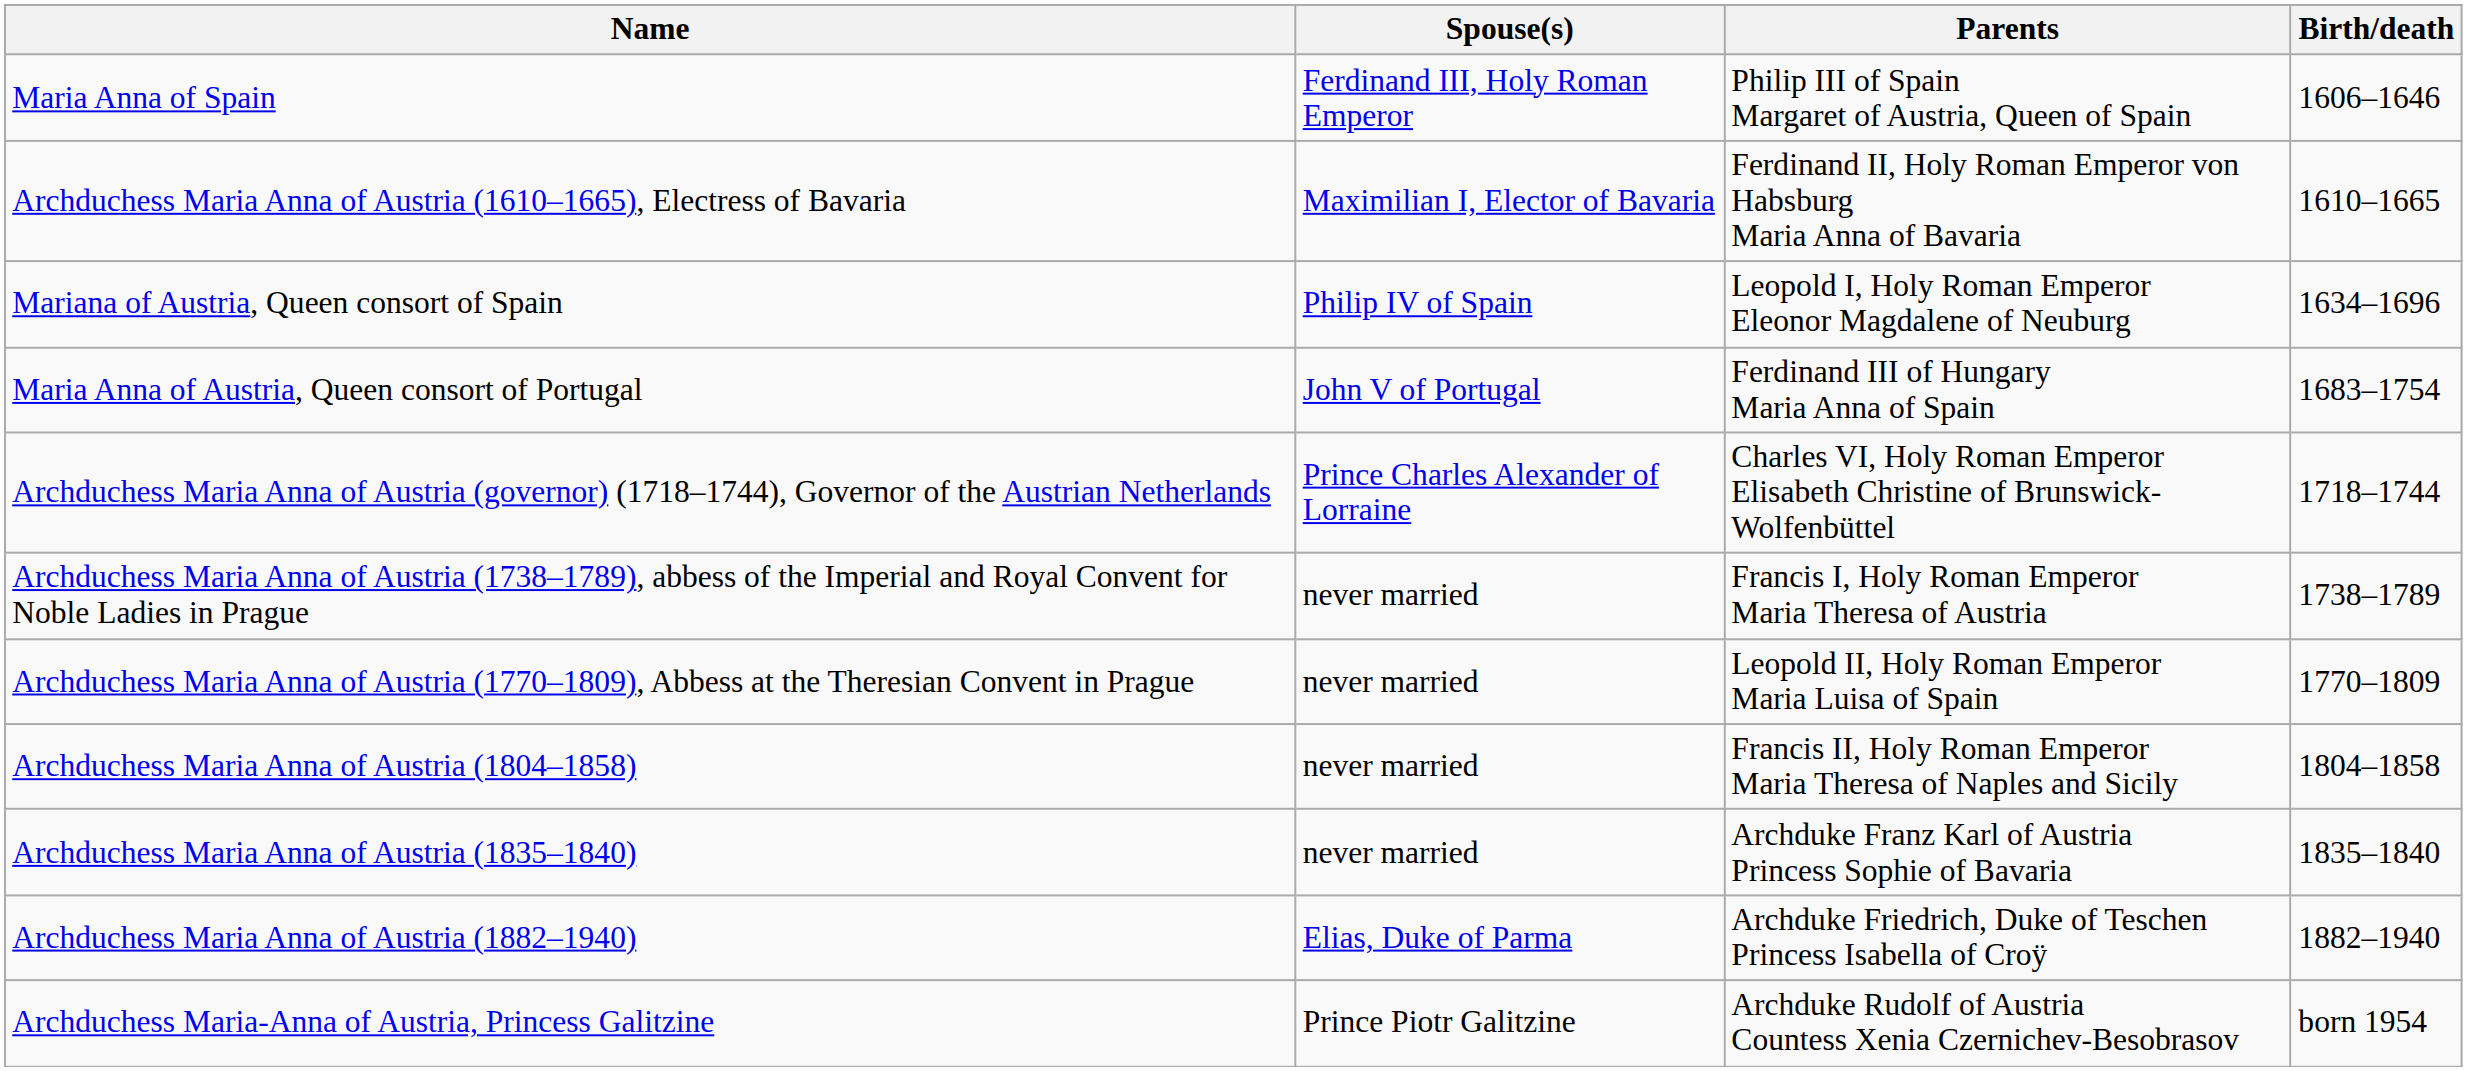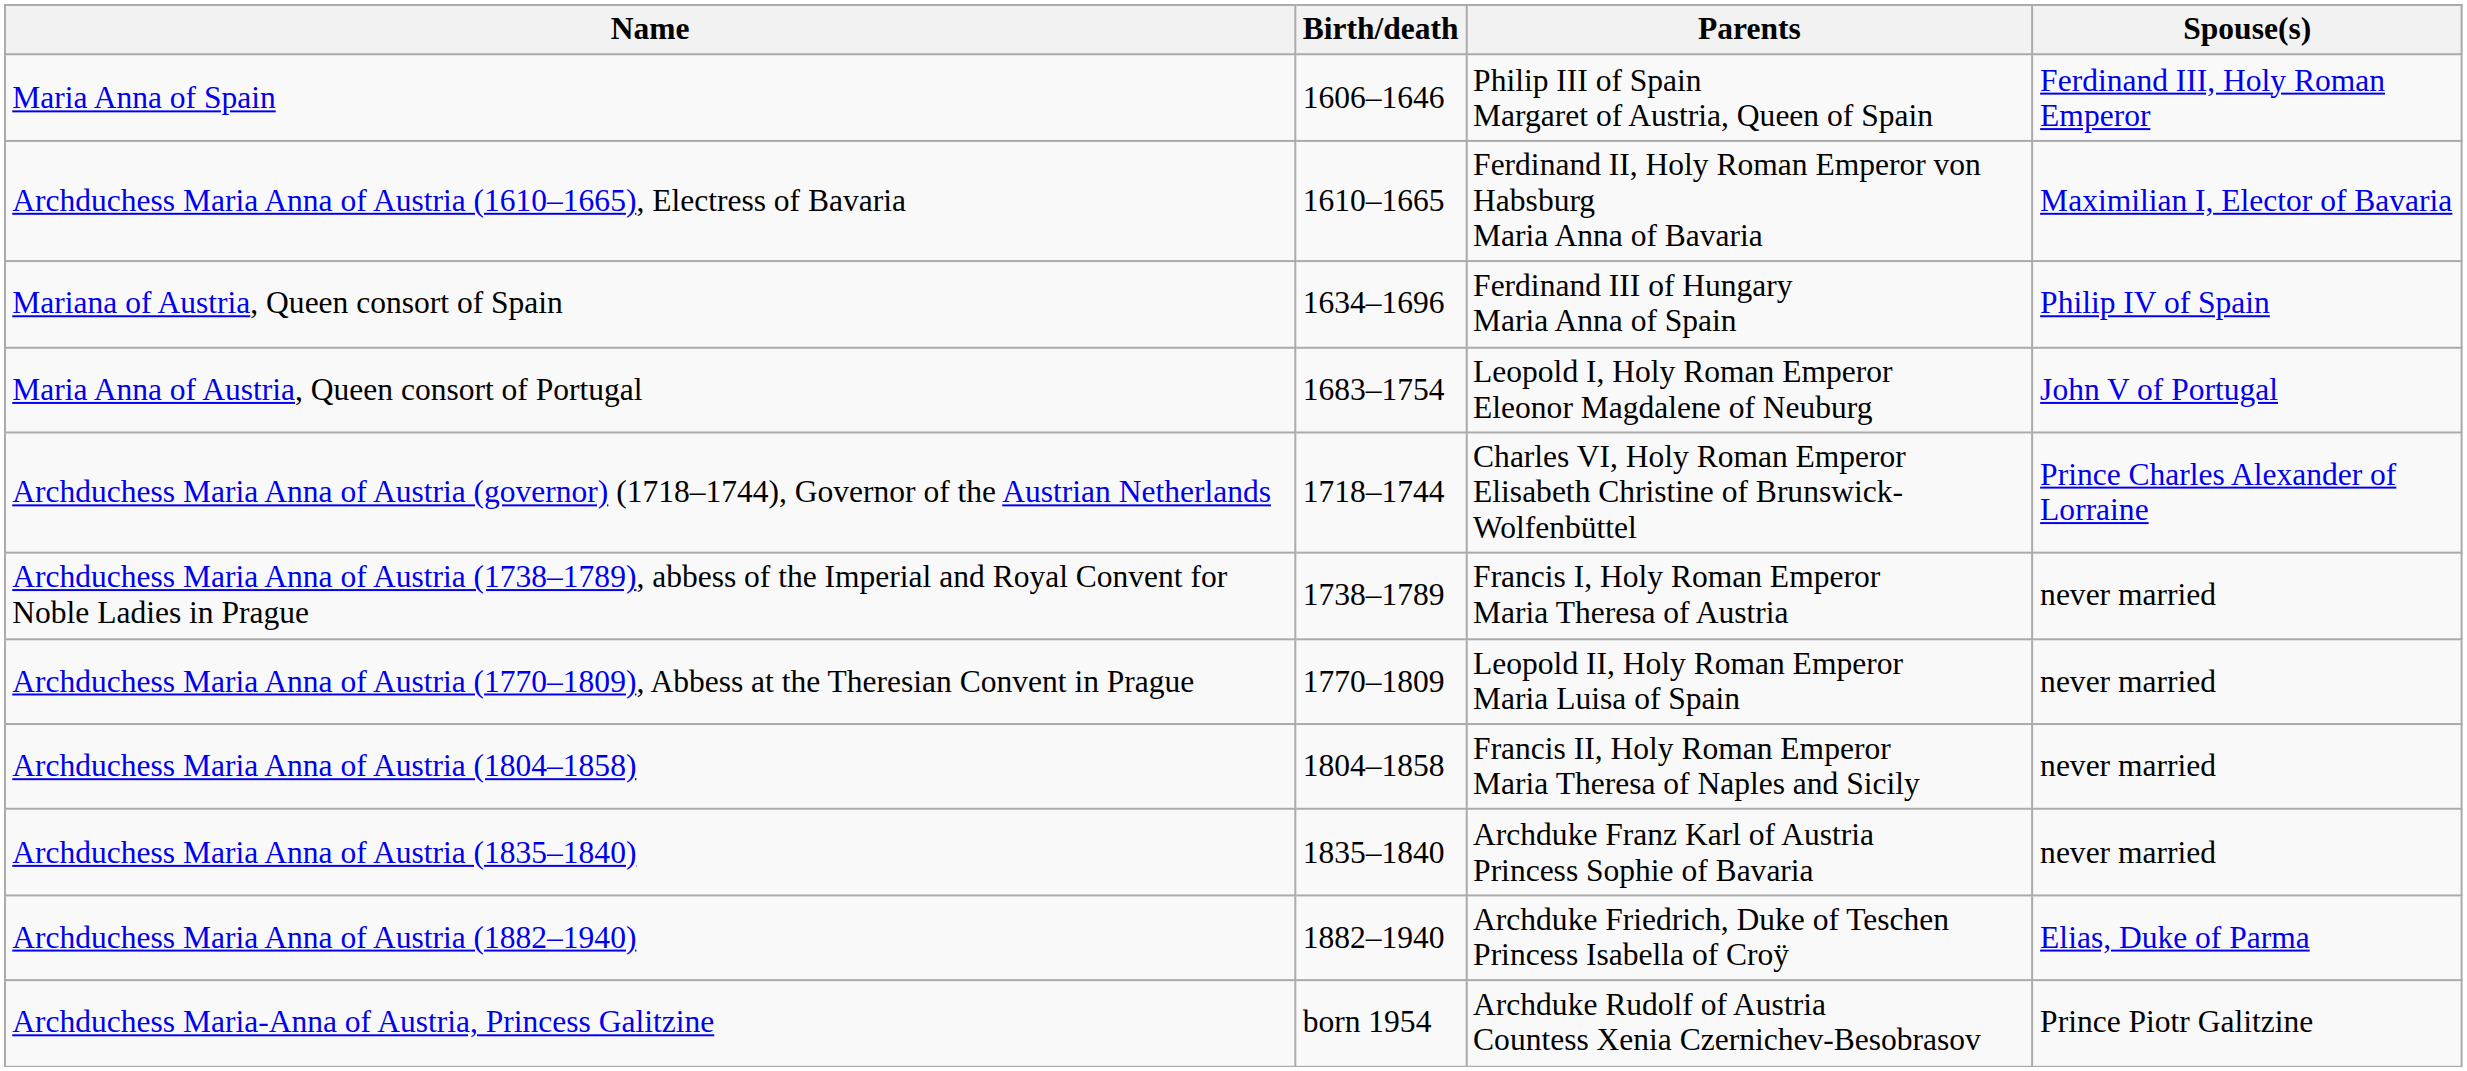columns swapped: (2376, 29) <-> (1510, 29)
(1941, 303) Leopold I, Holy Roman Emperor Eleonor Magdalene of Neuburg -> (1633, 303) Ferdinand III of Hungary Maria Anna of Spain
(1891, 389) Ferdinand III of Hungary Maria Anna of Spain -> (1683, 389) Leopold I, Holy Roman Emperor Eleonor Magdalene of Neuburg
